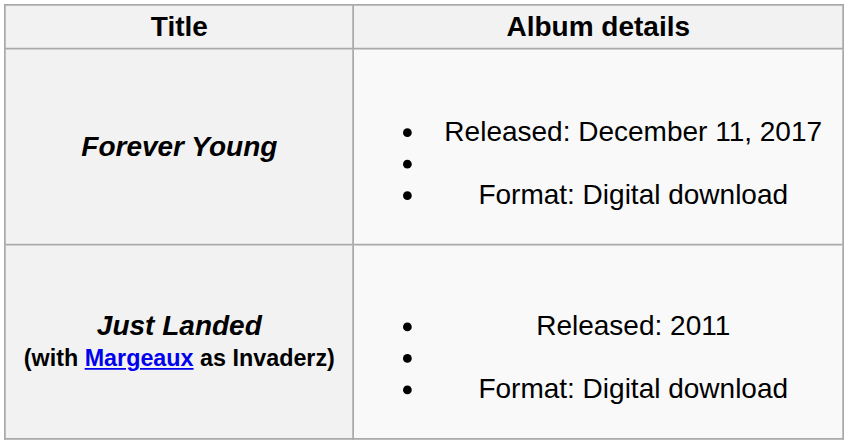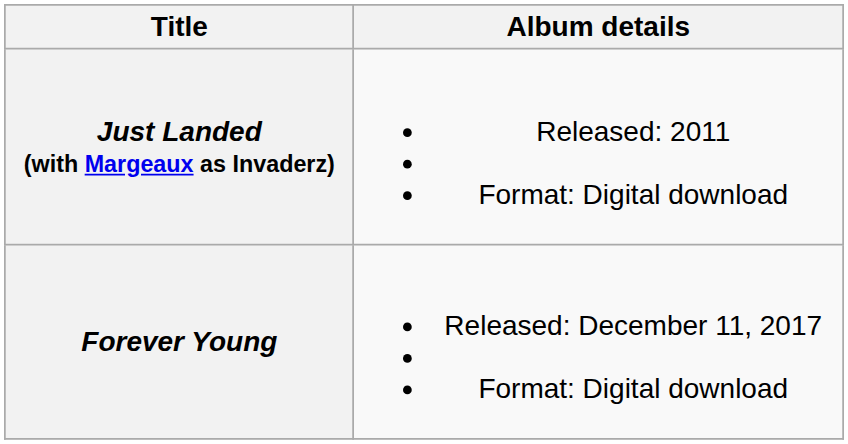rows swapped: (179, 341) <-> (179, 146)
